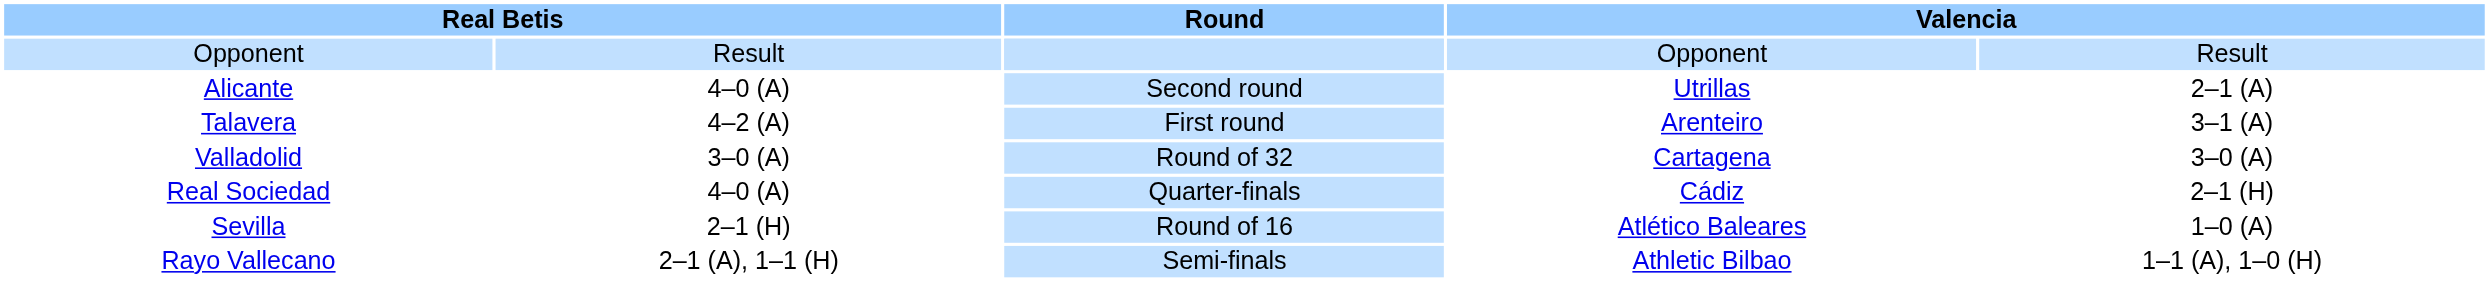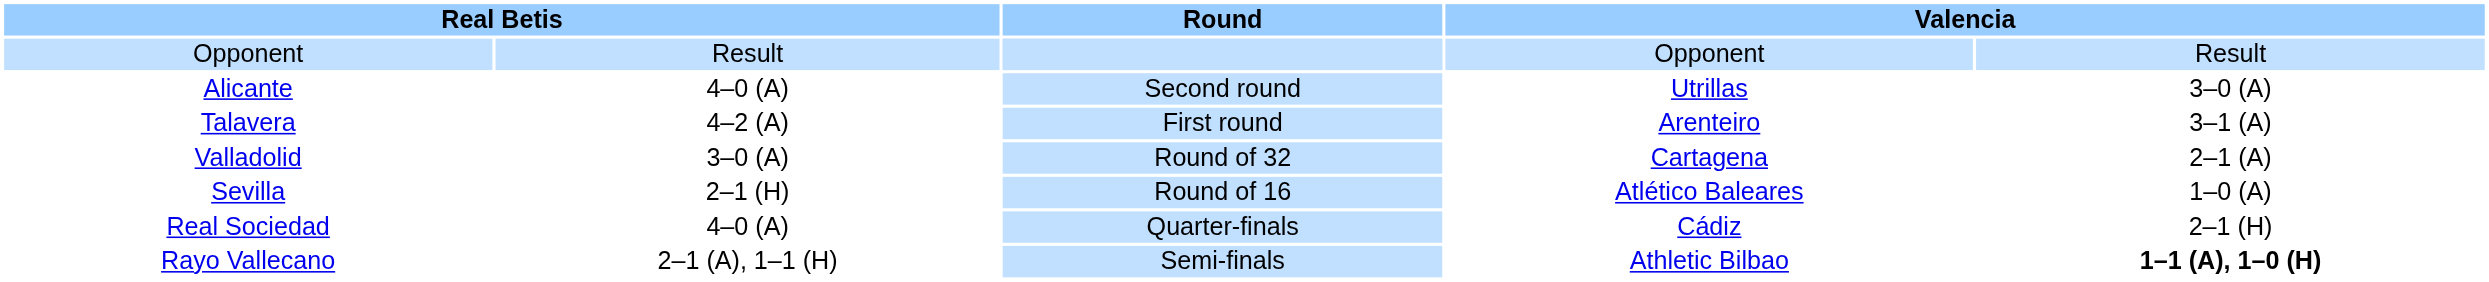(2232, 88) 2–1 (A) -> (2231, 88) 3–0 (A)
(2232, 157) 3–0 (A) -> (2231, 157) 2–1 (A)
rows swapped: (249, 226) <-> (249, 192)
(2232, 261) normal -> (2231, 261) bold
